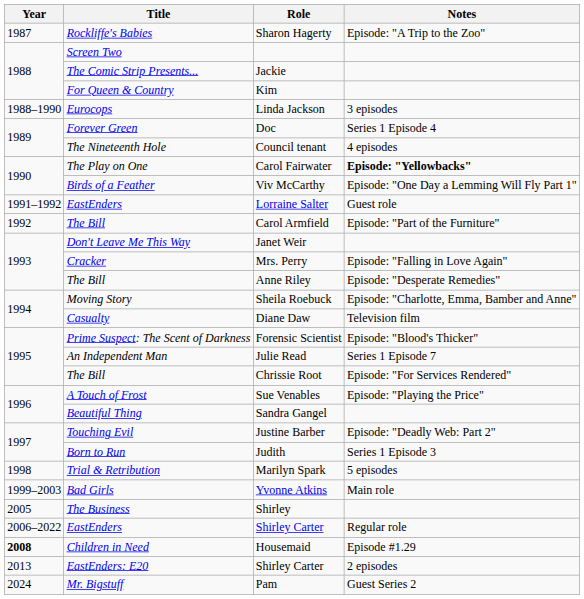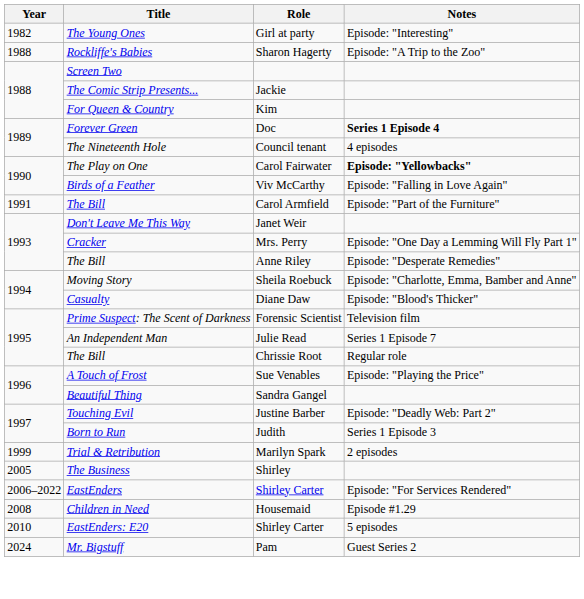+ row: (106, 33)
(19, 33) 1987 -> (19, 52) 1988
- row: (89, 109)
(392, 128) normal -> (393, 128) bold
(462, 185) Episode: "One Day a Lemming Will Fly Part 1" -> (427, 185) Episode: "Falling in Love Again"
- row: (94, 204)
(19, 223) 1992 -> (19, 204) 1991
(427, 261) Episode: "Falling in Love Again" -> (462, 242) Episode: "One Day a Lemming Will Fly Part 1"
(383, 318) Television film -> (413, 299) Episode: "Blood's Thicker"
(413, 337) Episode: "Blood's Thicker" -> (383, 318) Television film
(429, 375) Episode: "For Services Rendered" -> (377, 356) Regular role
(19, 470) 1998 -> (19, 451) 1999
(372, 470) 5 episodes -> (372, 451) 2 episodes
- row: (90, 489)
(377, 527) Regular role -> (429, 489) Episode: "For Services Rendered"
(19, 546) bold -> (19, 508) normal
(19, 565) 2013 -> (19, 527) 2010
(372, 565) 2 episodes -> (372, 527) 5 episodes
